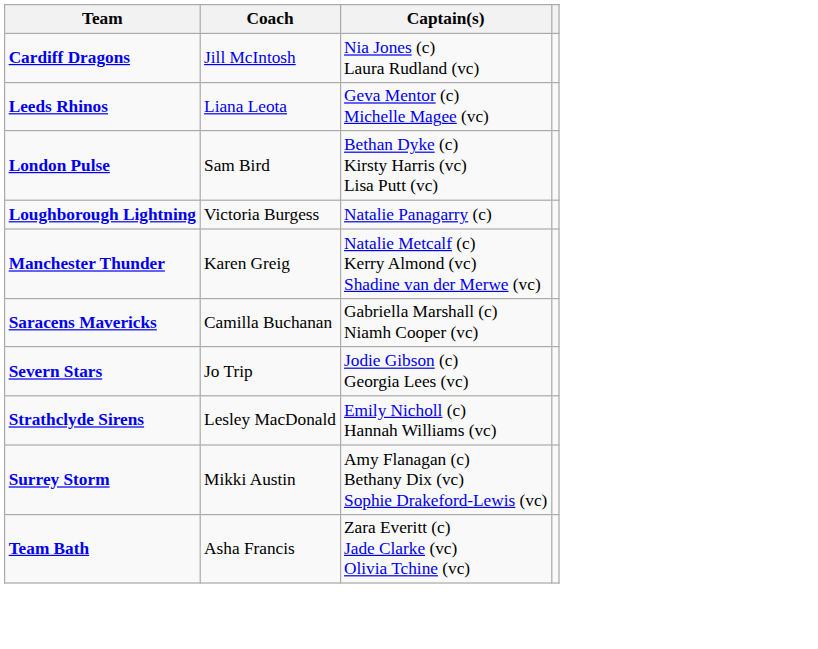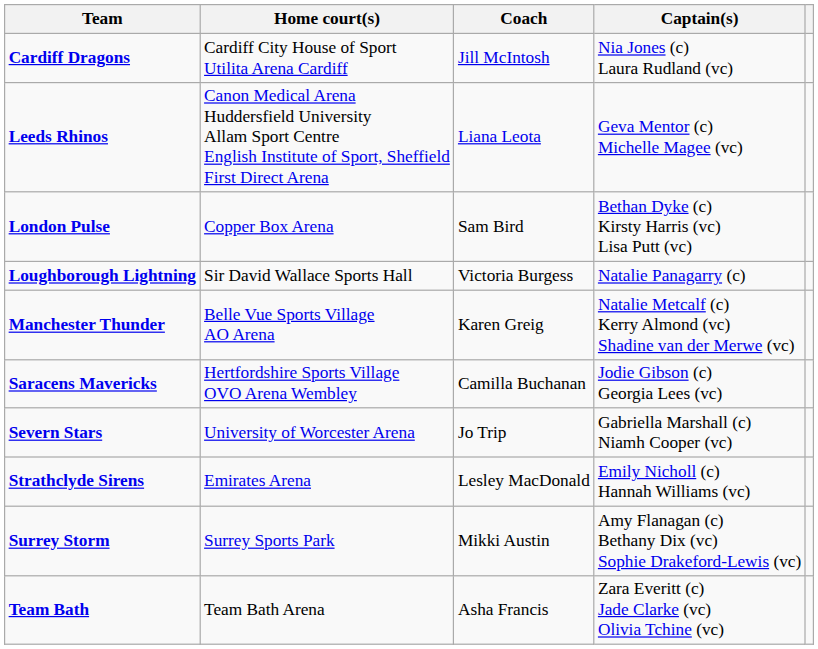+ column: (327, 19)
(421, 322) Gabriella Marshall (c) Niamh Cooper (vc) -> (660, 383) Jodie Gibson (c) Georgia Lees (vc)
(406, 371) Jodie Gibson (c) Georgia Lees (vc) -> (675, 432) Gabriella Marshall (c) Niamh Cooper (vc)
